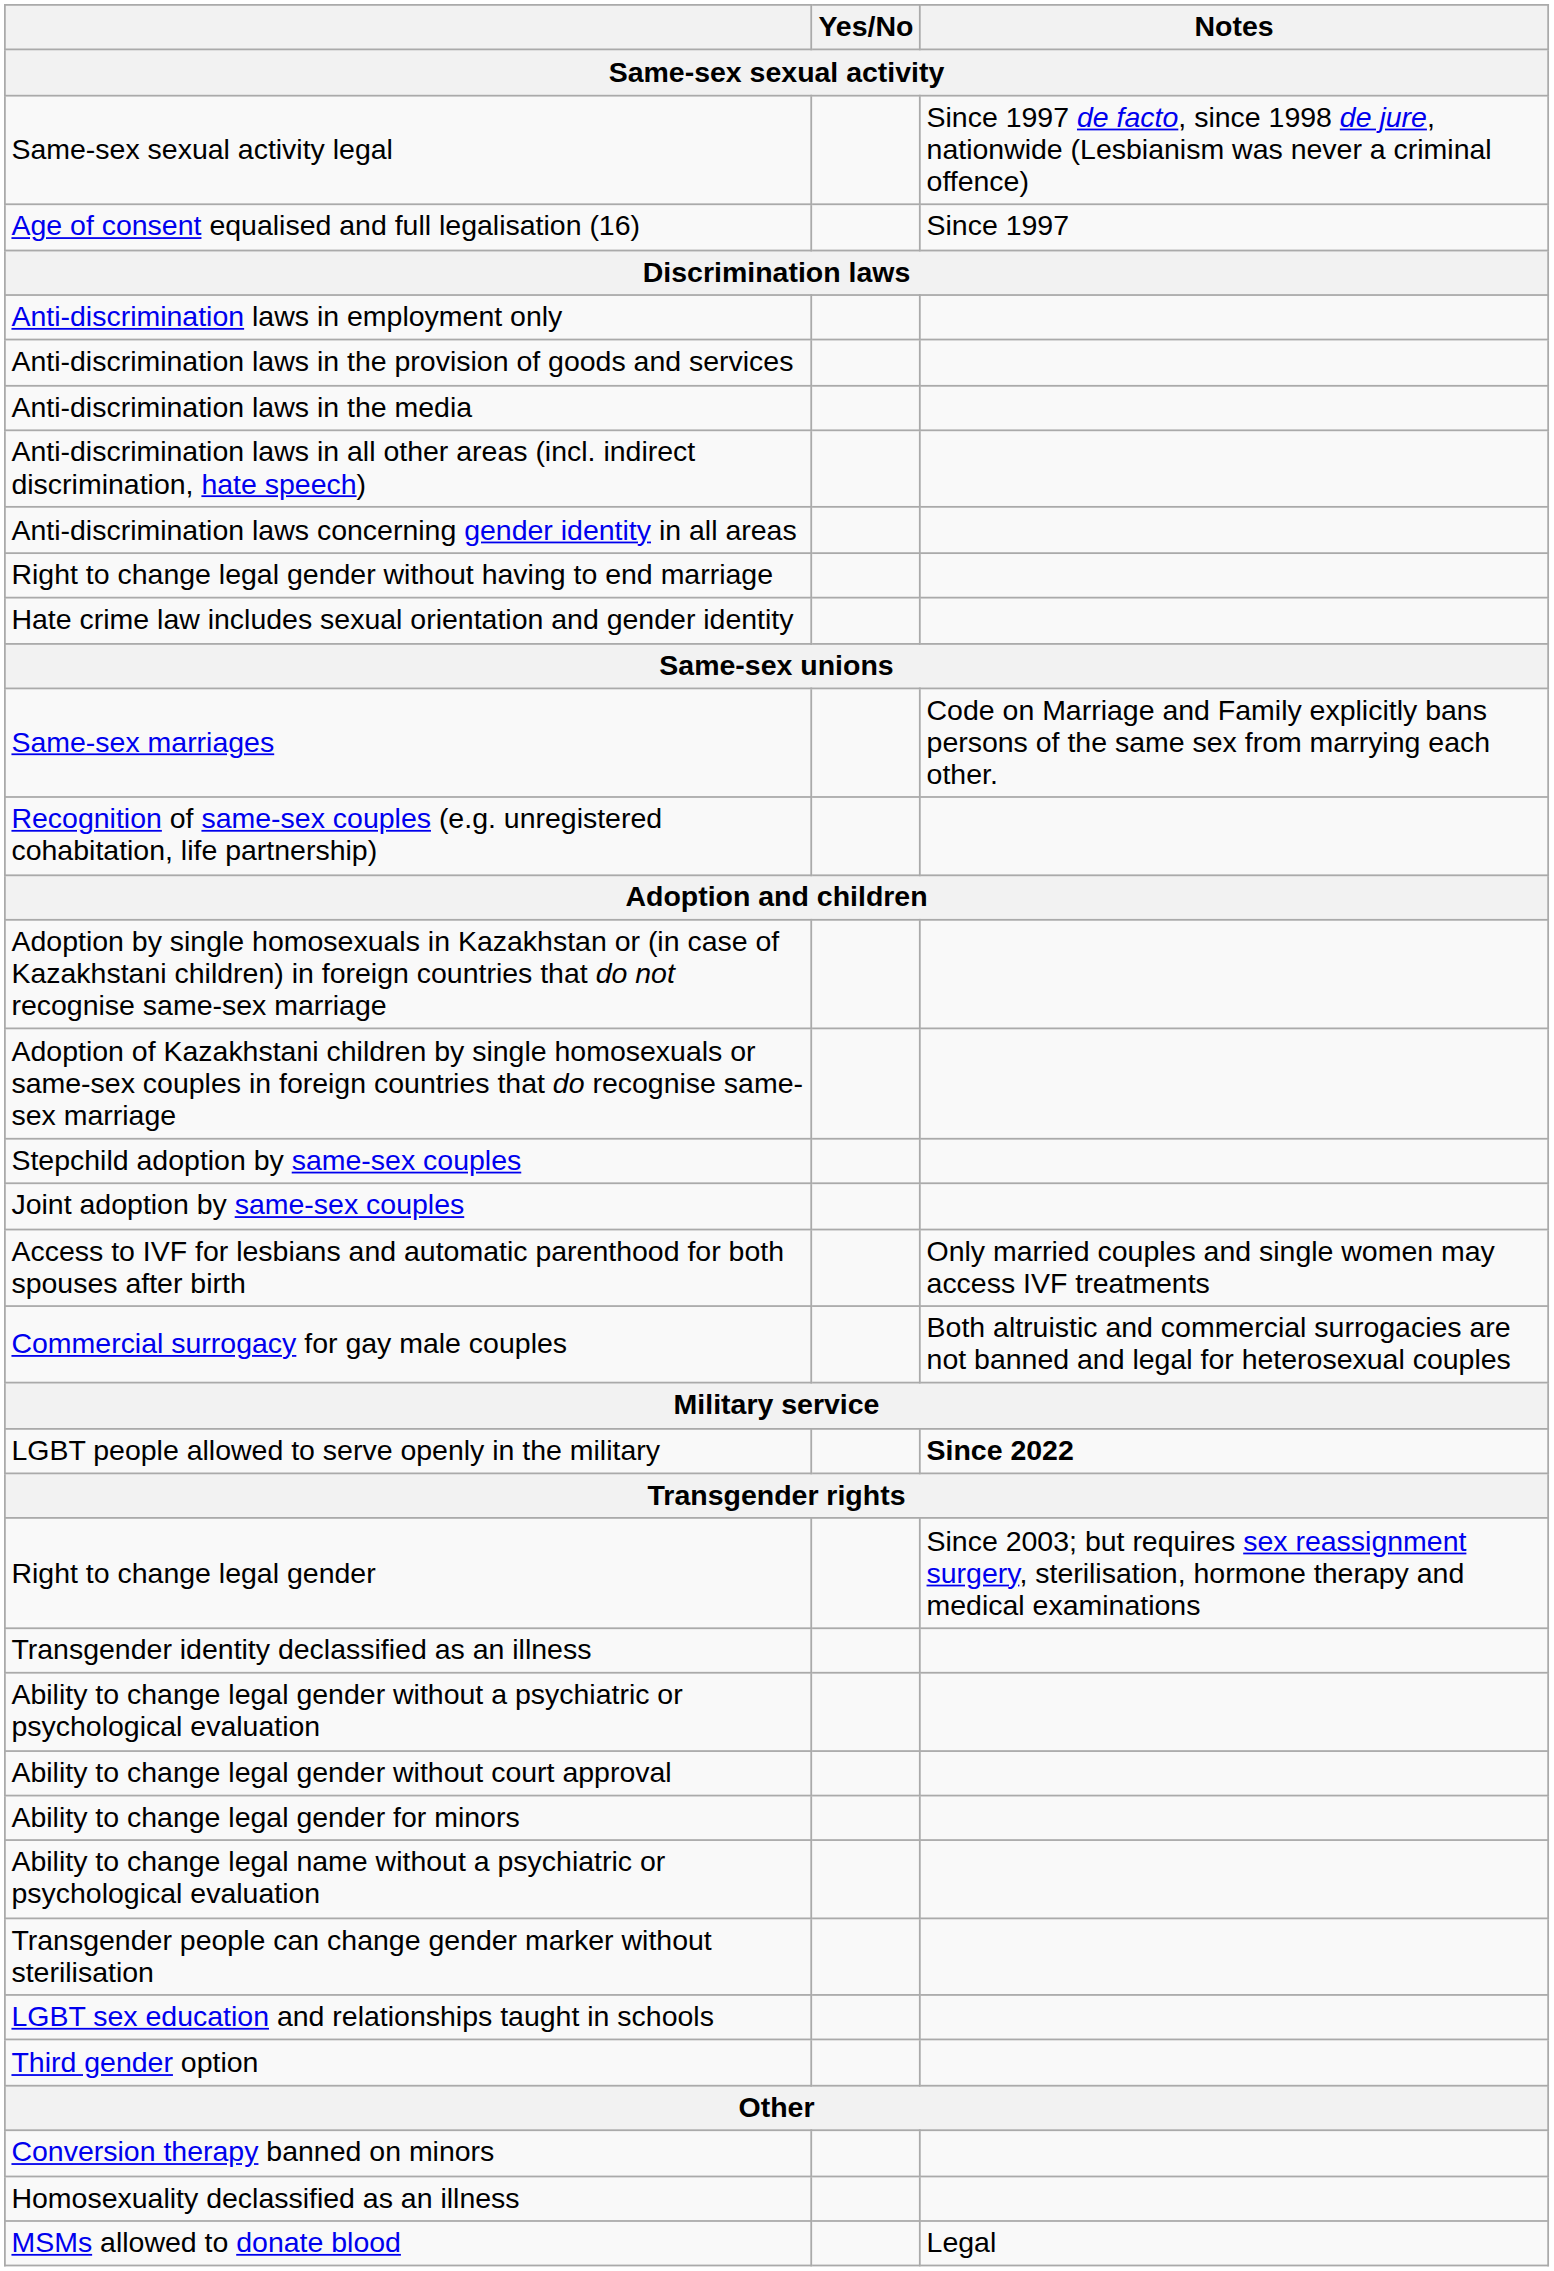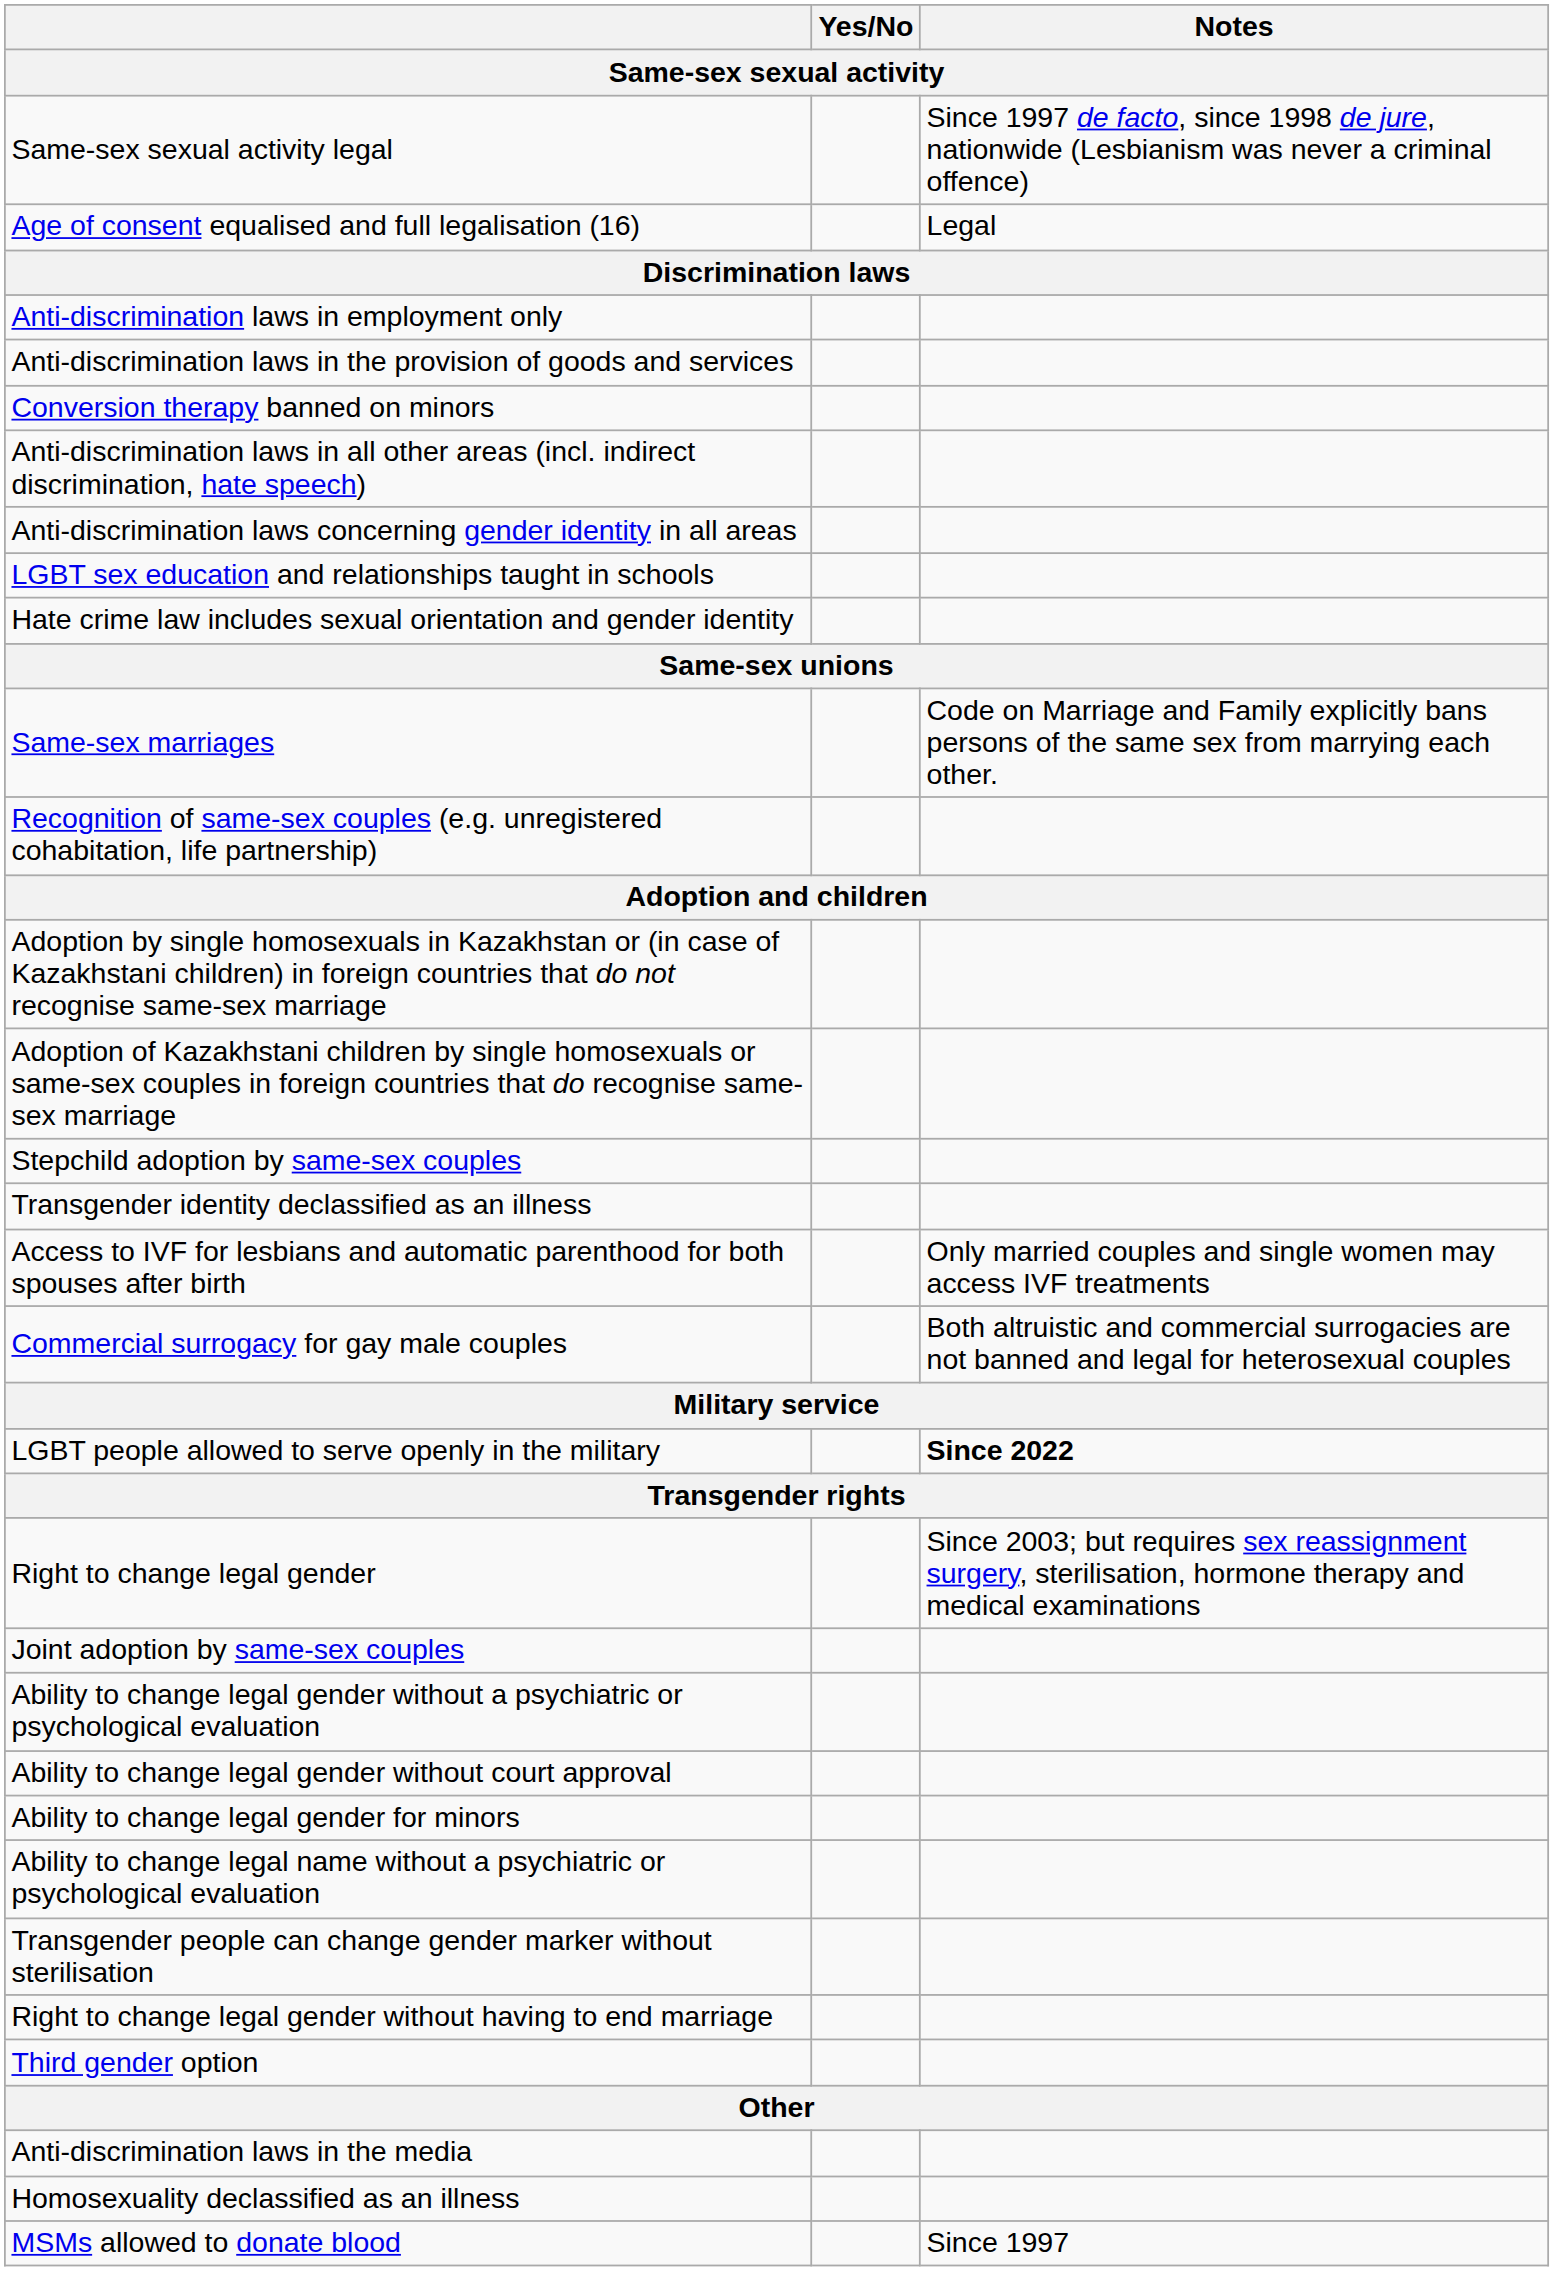(998, 226) Since 1997 -> (961, 226) Legal
rows swapped: (242, 407) <-> (253, 2152)
rows swapped: (363, 2017) <-> (392, 574)
rows swapped: (238, 1205) <-> (301, 1649)
(961, 2242) Legal -> (998, 2242) Since 1997
